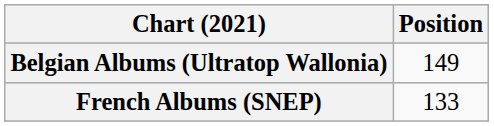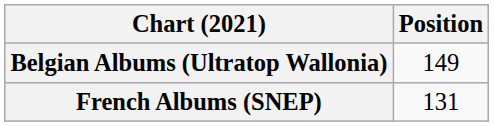(441, 101) 133 -> (441, 101) 131
